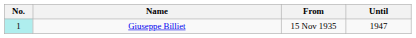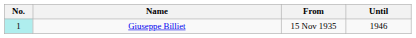(379, 26) 1947 -> (379, 26) 1946
